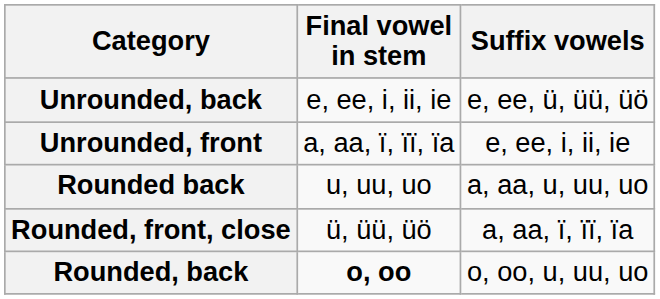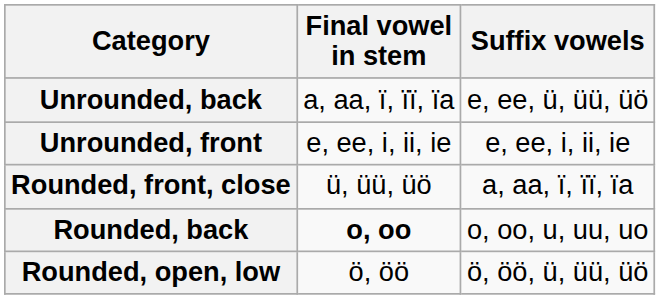(379, 99) e, ee, i, ii, ie -> (379, 99) a, aa, ï, ïï, ïa
(379, 142) a, aa, ï, ïï, ïa -> (379, 142) e, ee, i, ii, ie
- row: (151, 186)
+ row: (151, 272)
